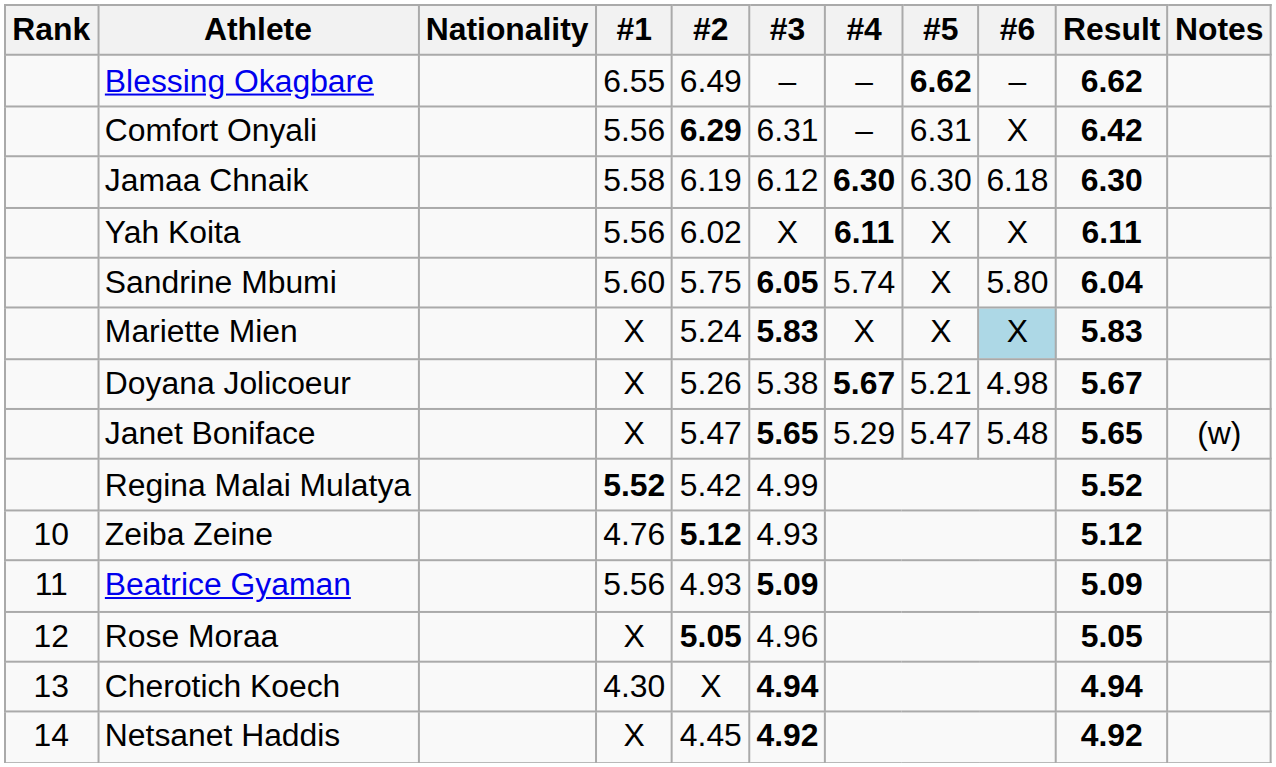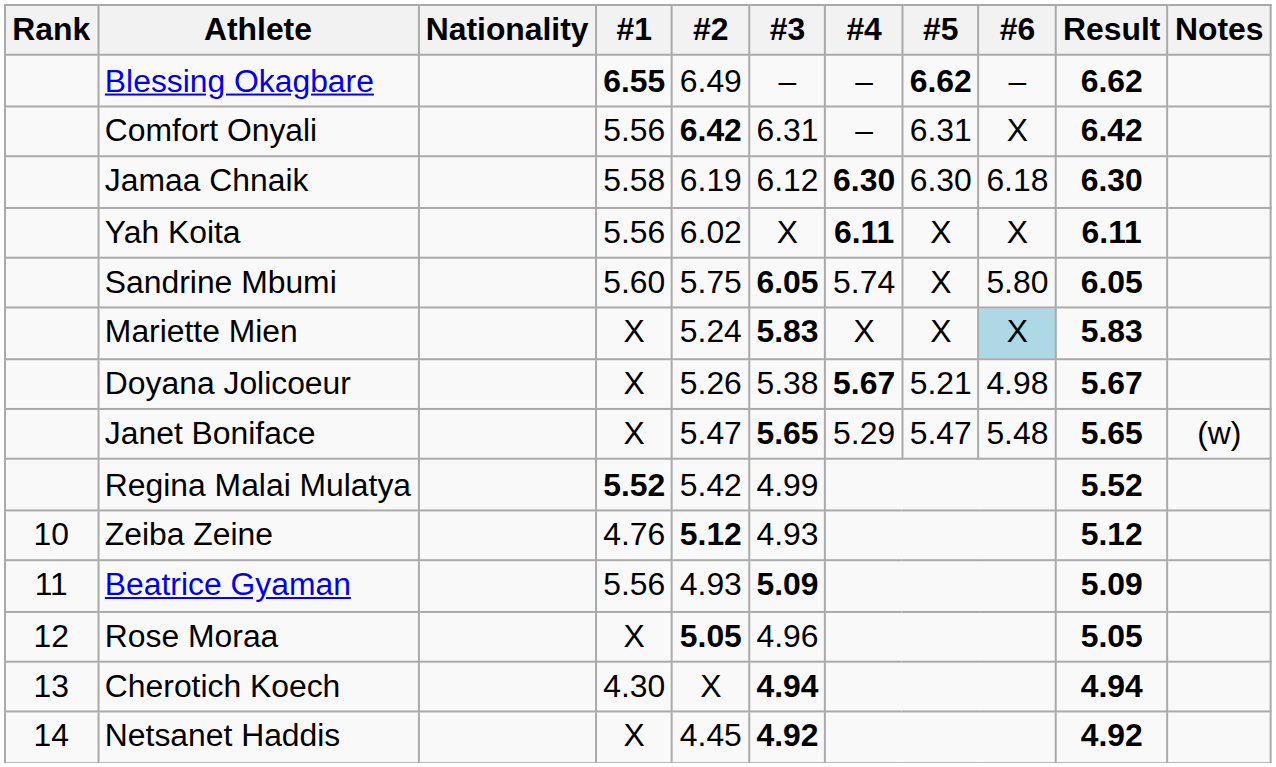(634, 80) normal -> (634, 80) bold
(711, 130) 6.29 -> (711, 130) 6.42
(1112, 282) 6.04 -> (1112, 282) 6.05
